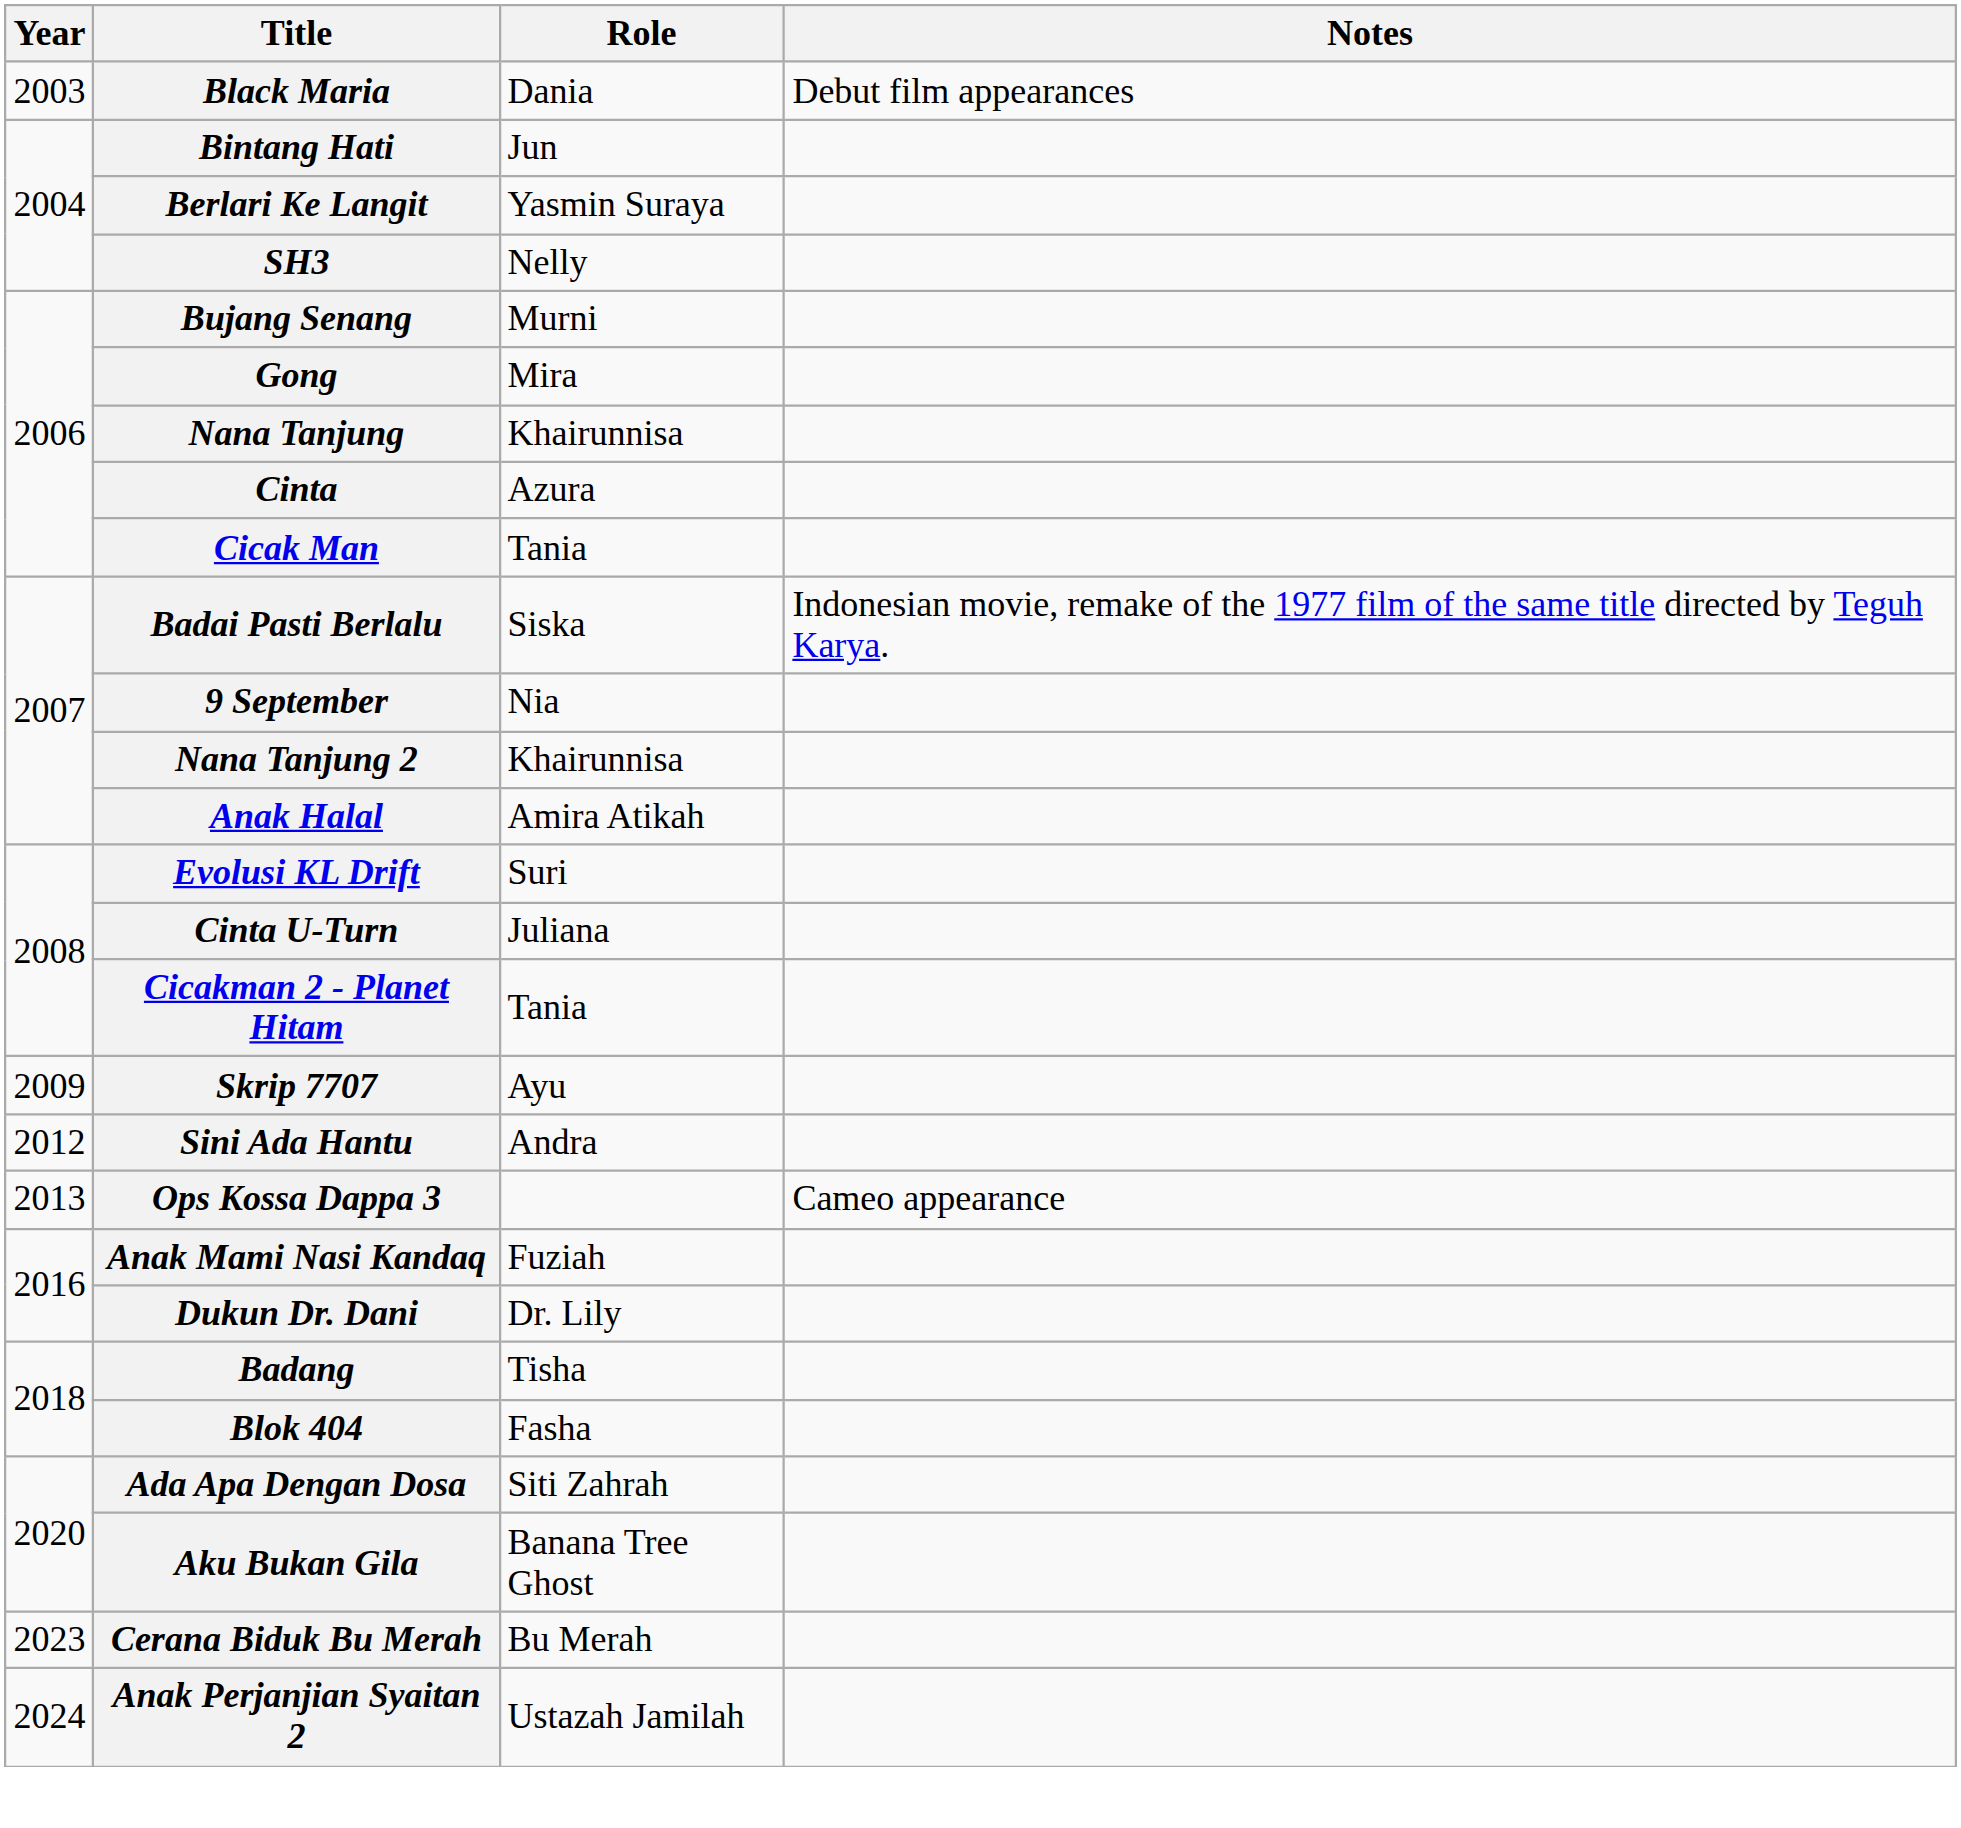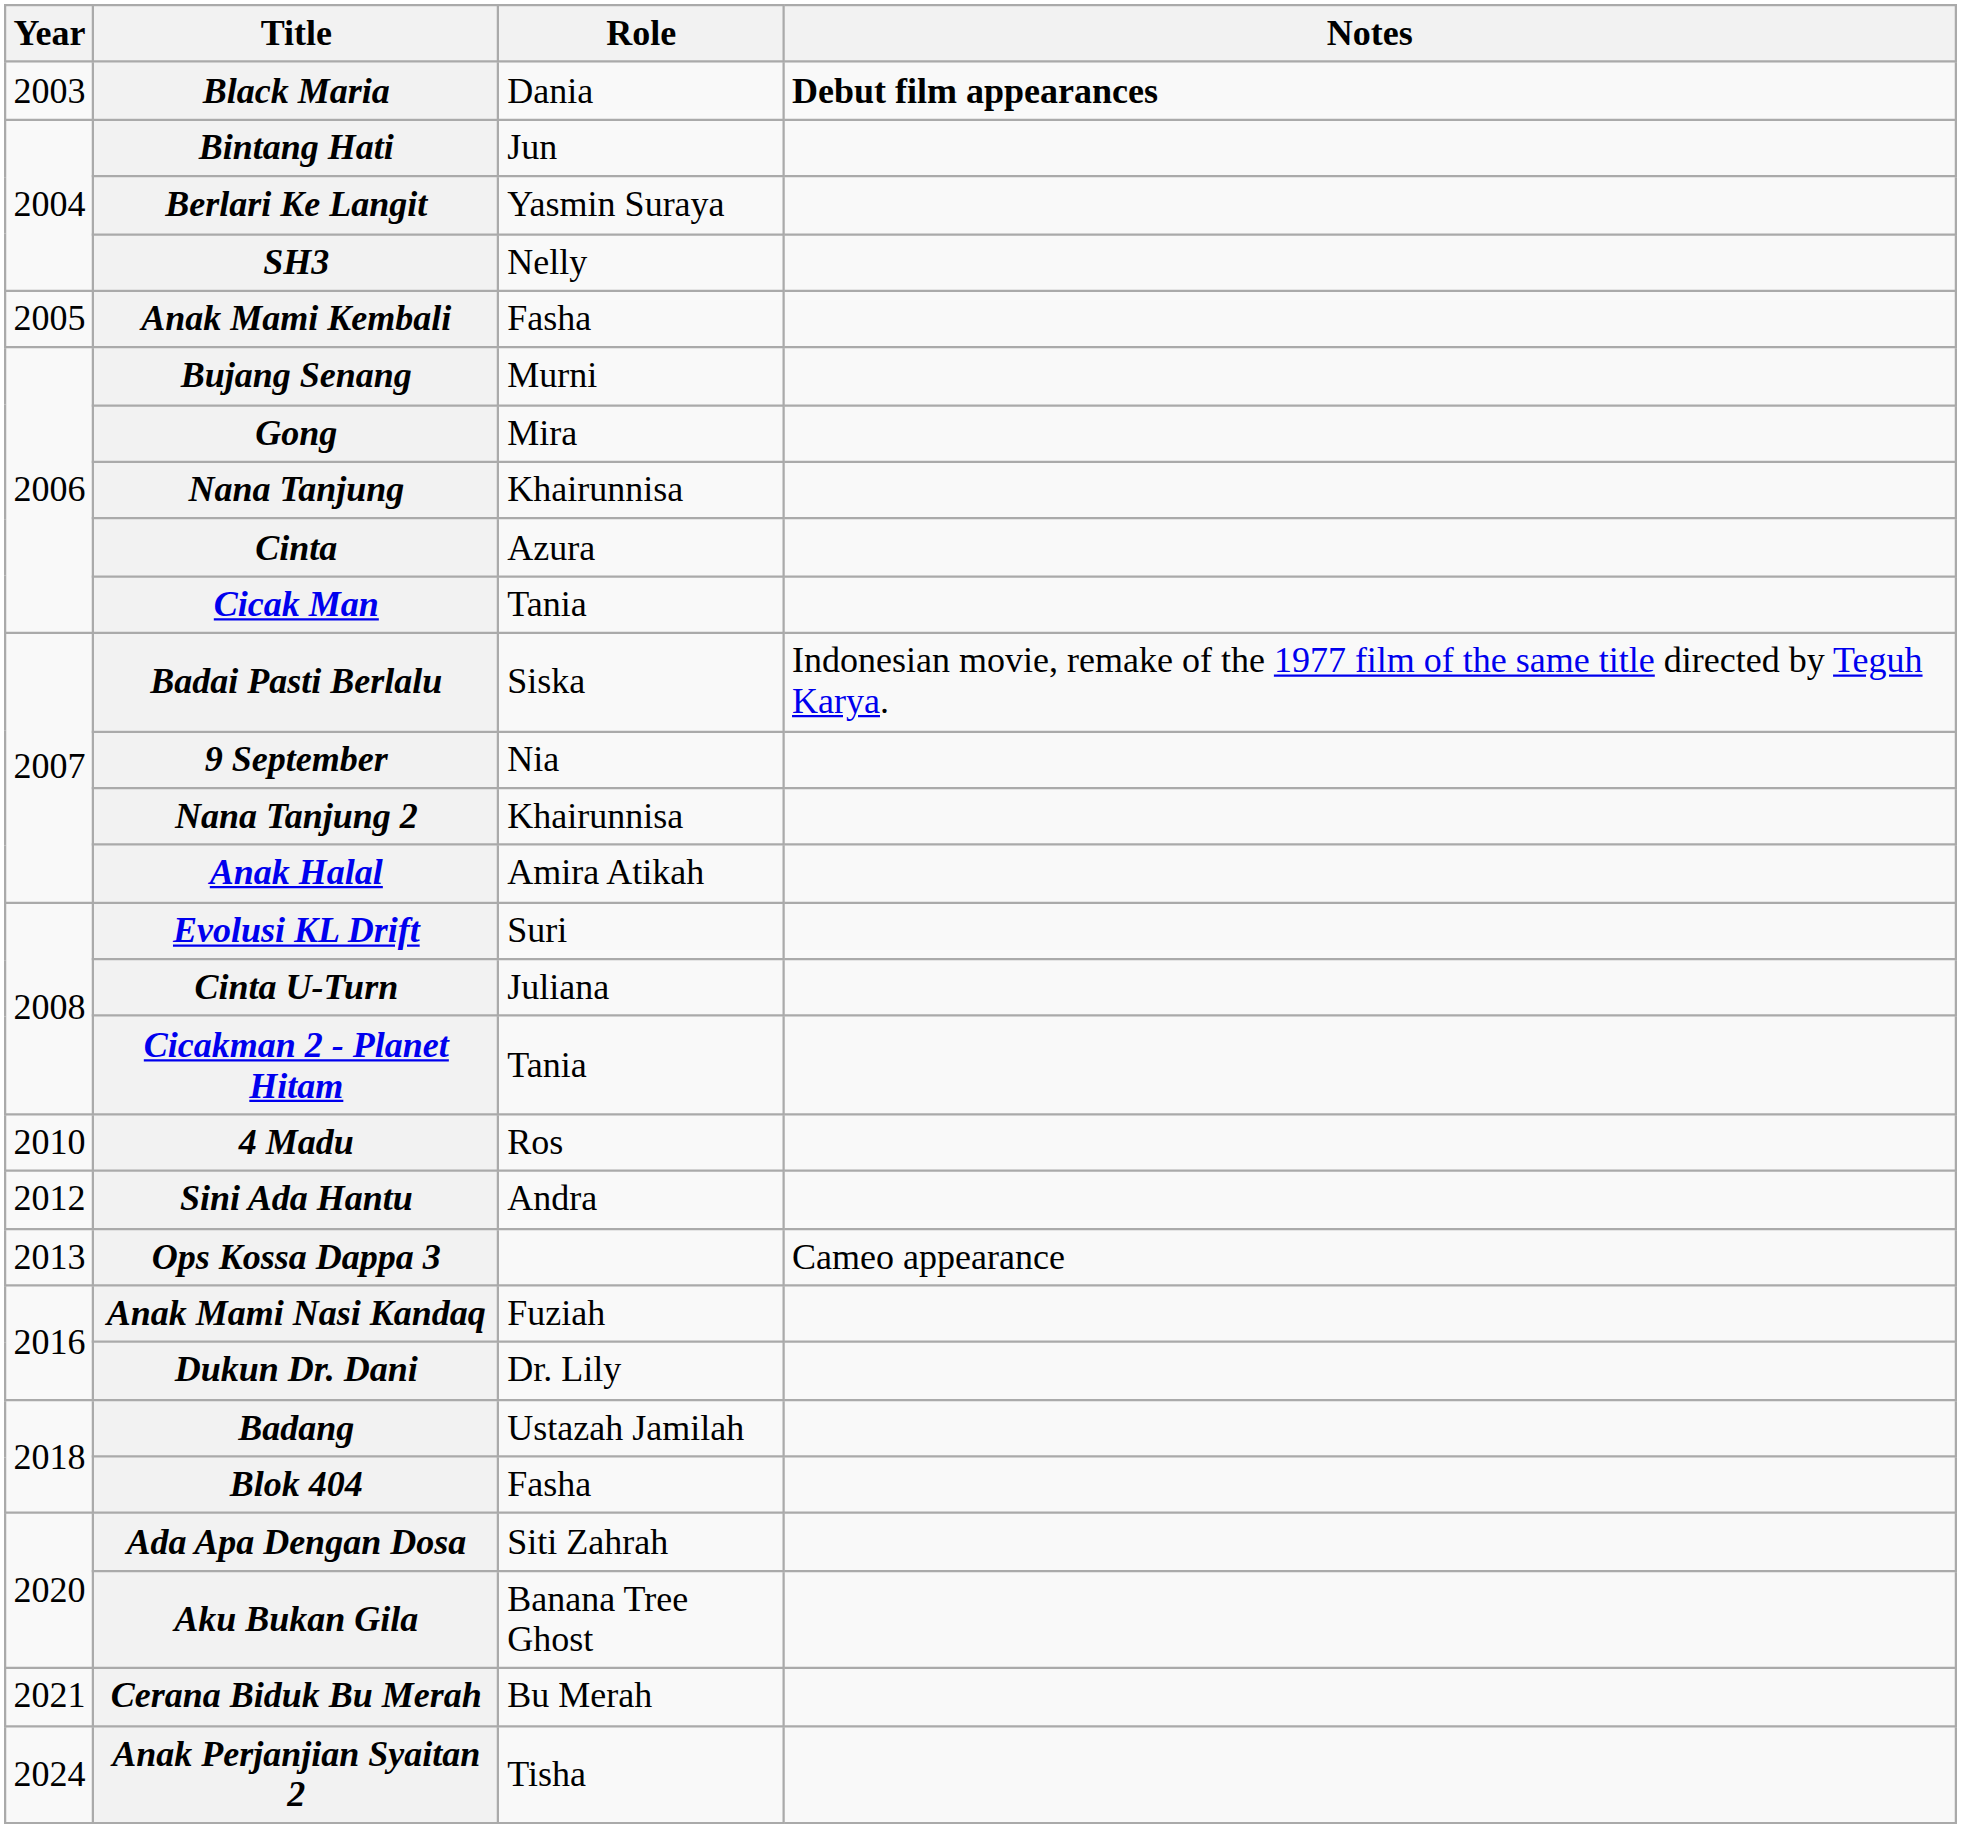(963, 90) normal -> (975, 90) bold
+ row: (296, 318)
- row: (296, 1084)
+ row: (296, 1141)
(547, 1370) Tisha -> (626, 1427) Ustazah Jamilah
(49, 1638) 2023 -> (49, 1696) 2021
(626, 1716) Ustazah Jamilah -> (547, 1773) Tisha
